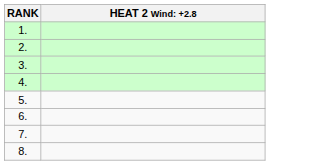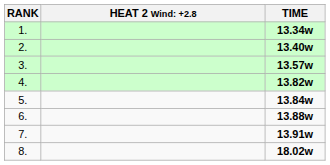+ column: (295, 13)
